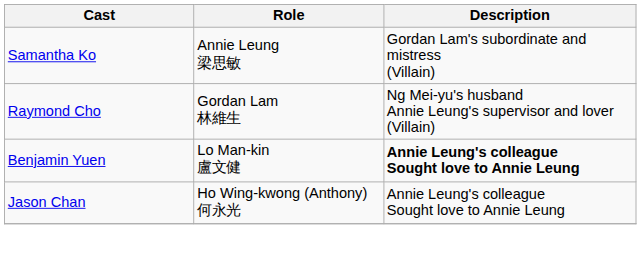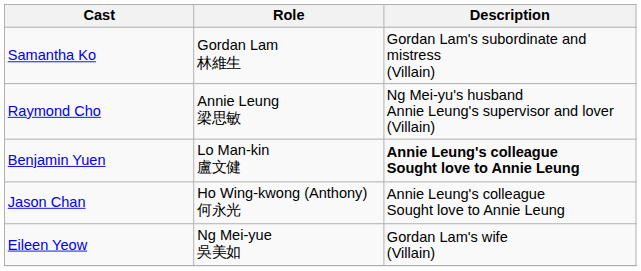(238, 54) Annie Leung 梁思敏 -> (238, 54) Gordan Lam 林維生
(238, 110) Gordan Lam 林維生 -> (238, 110) Annie Leung 梁思敏
+ row: (47, 244)
